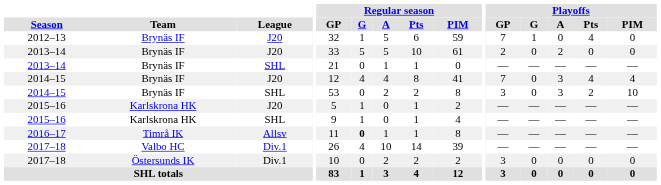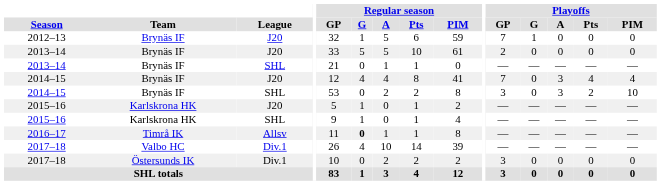(591, 38) 4 -> (591, 38) 0
(560, 51) 2 -> (560, 51) 0
